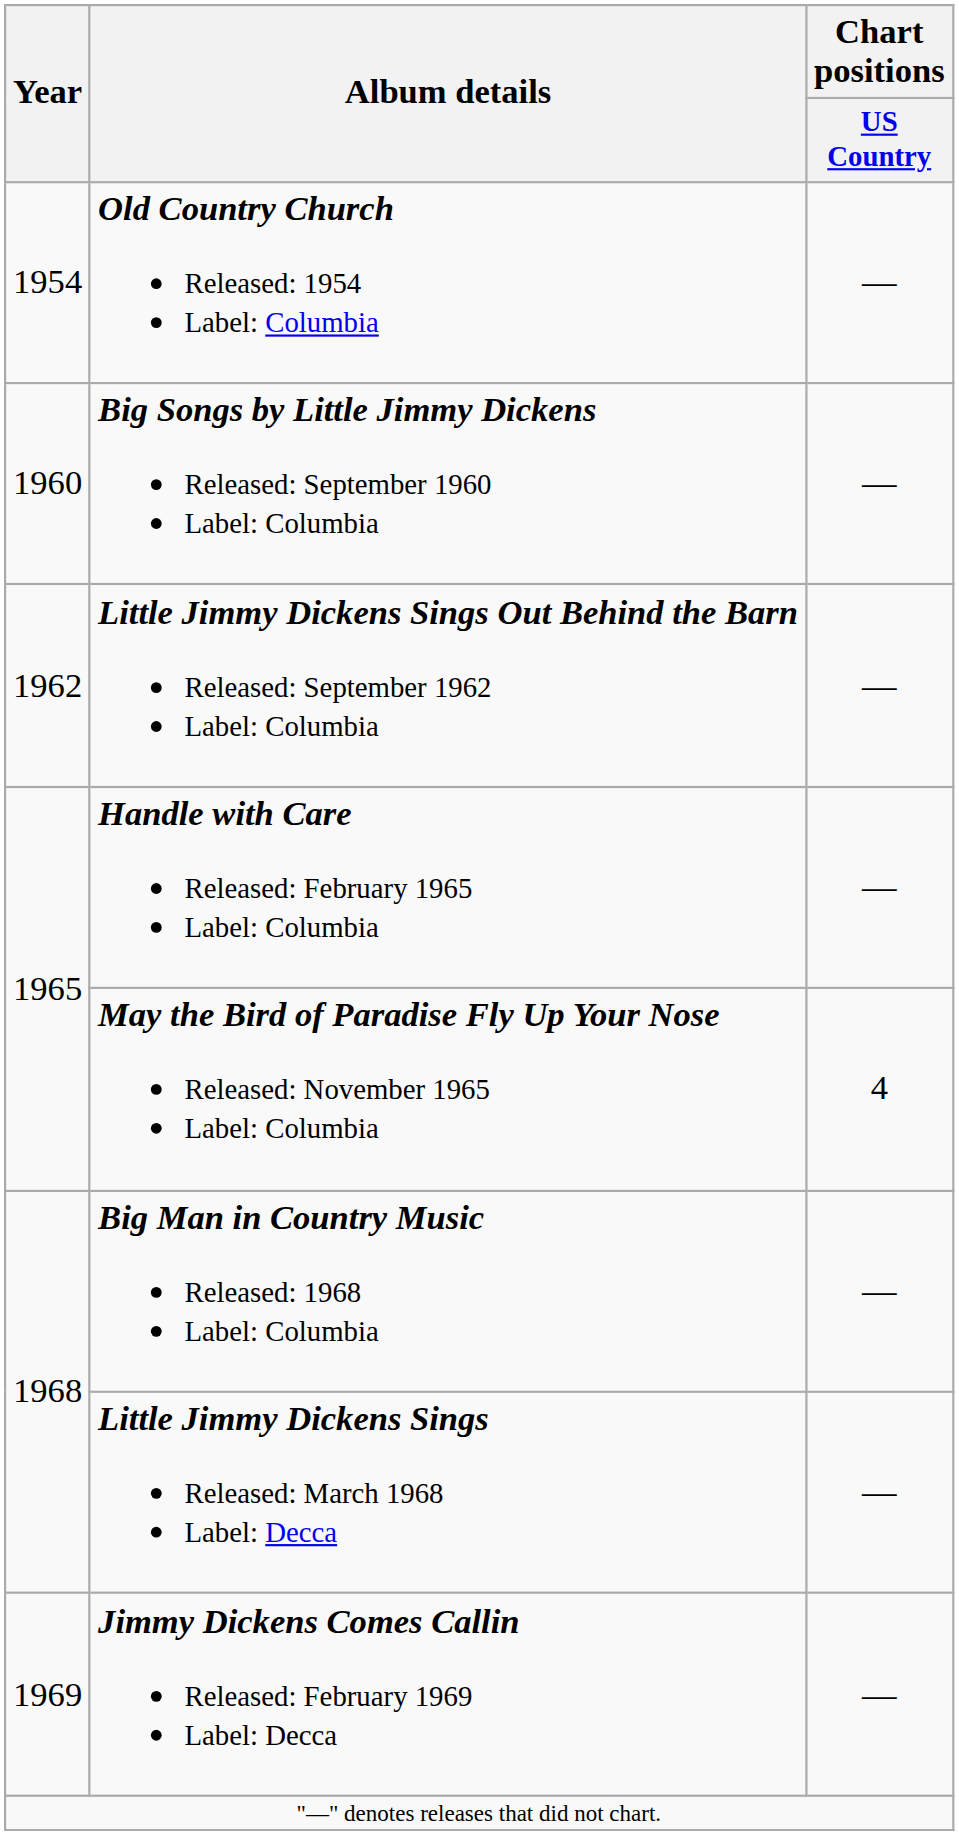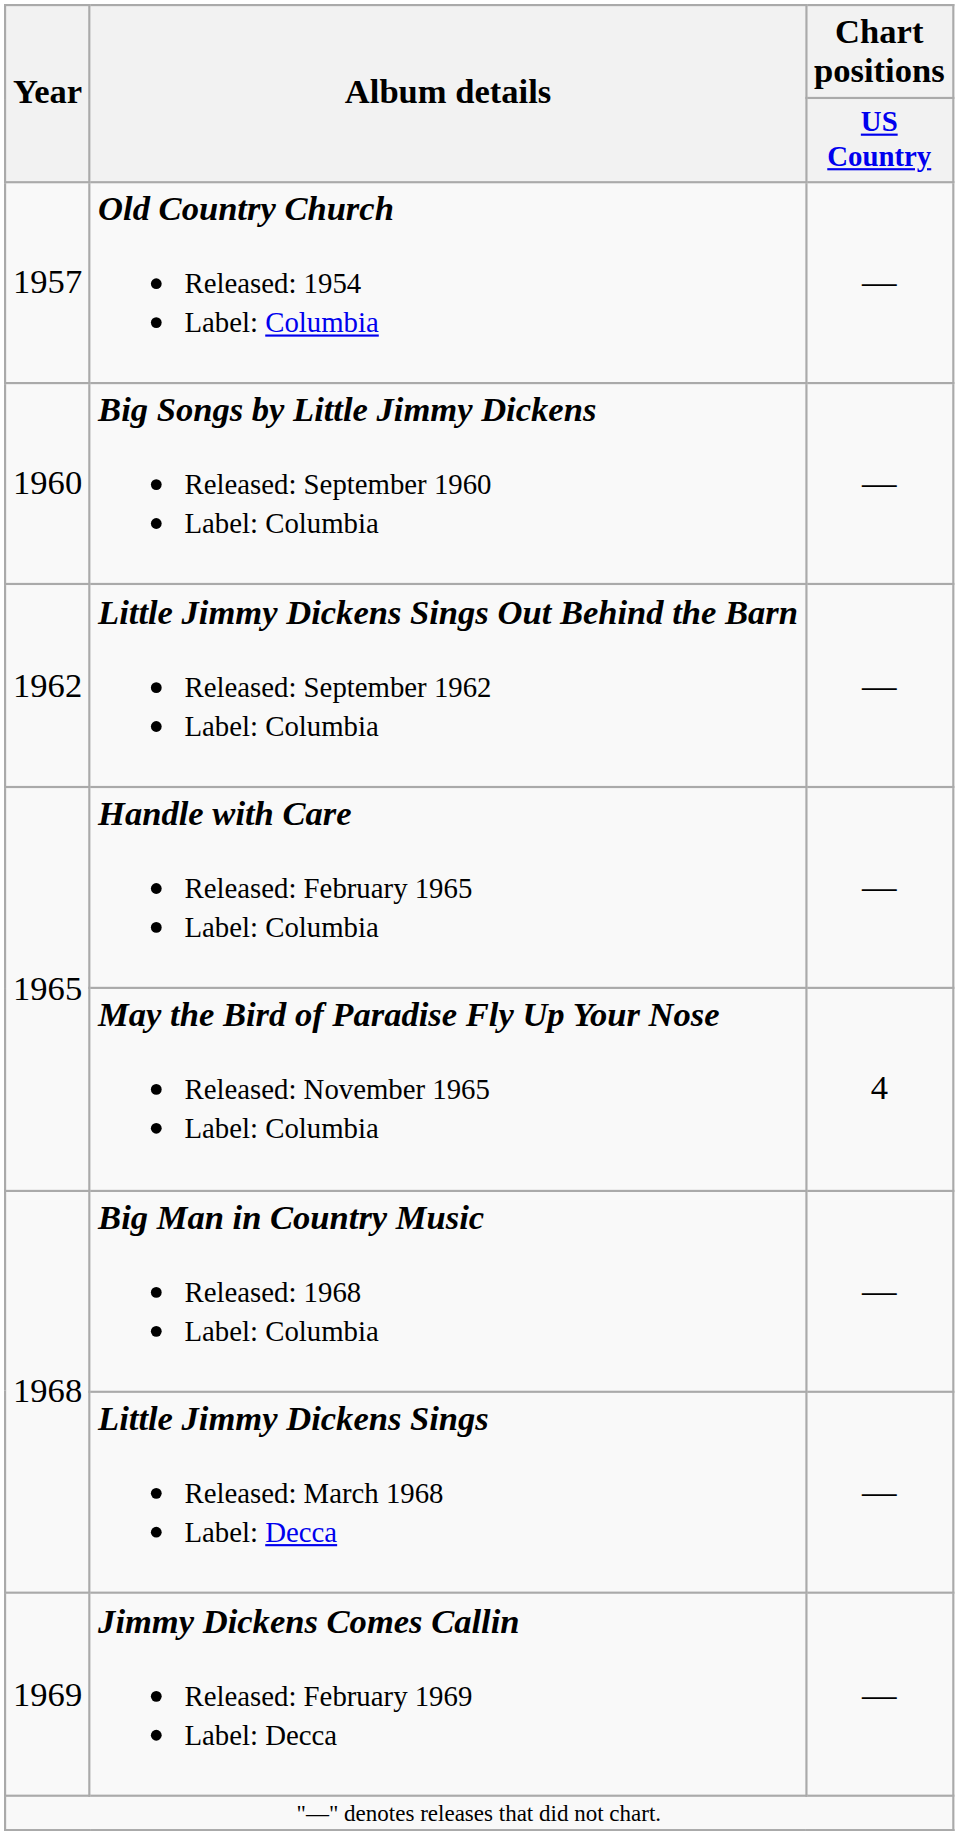(48, 281) 1954 -> (48, 281) 1957
